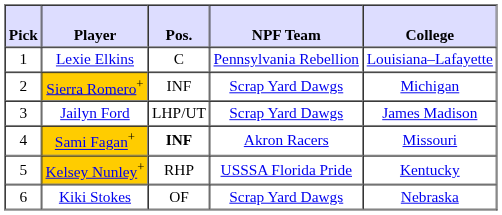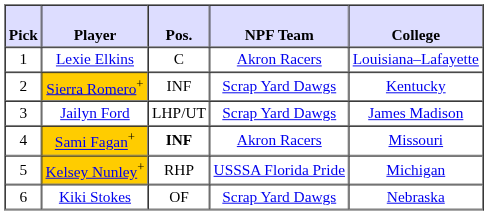(286, 59) Pennsylvania Rebellion -> (279, 59) Akron Racers
(430, 86) Michigan -> (416, 86) Kentucky
(430, 169) Kentucky -> (416, 169) Michigan
